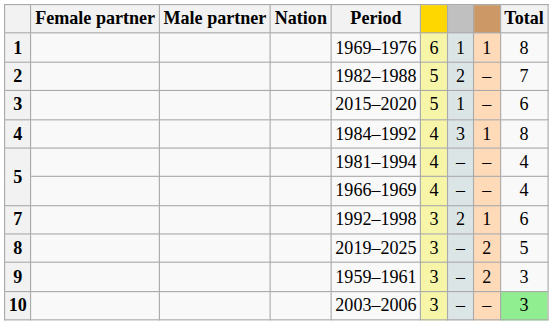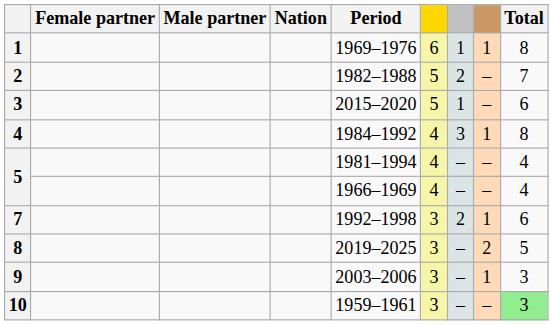(376, 276) 1959–1961 -> (376, 276) 2003–2006
(487, 276) 2 -> (487, 276) 1
(376, 305) 2003–2006 -> (376, 305) 1959–1961
